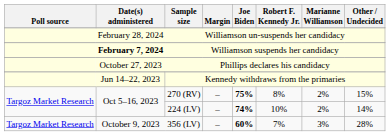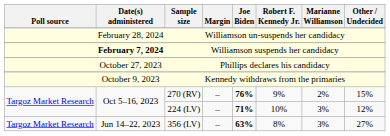(130, 80) Jun 14–22, 2023 -> (131, 80) October 9, 2023
(244, 94) 75% -> (244, 94) 76%
(279, 94) 8% -> (279, 94) 9%
(244, 109) 74% -> (244, 109) 71%
(323, 109) 2% -> (323, 109) 3%
(365, 109) 14% -> (365, 109) 12%
(131, 124) October 9, 2023 -> (131, 124) Jun 14–22, 2023
(244, 124) 60% -> (244, 124) 63%
(279, 124) 7% -> (279, 124) 8%
(365, 124) 28% -> (365, 124) 27%
